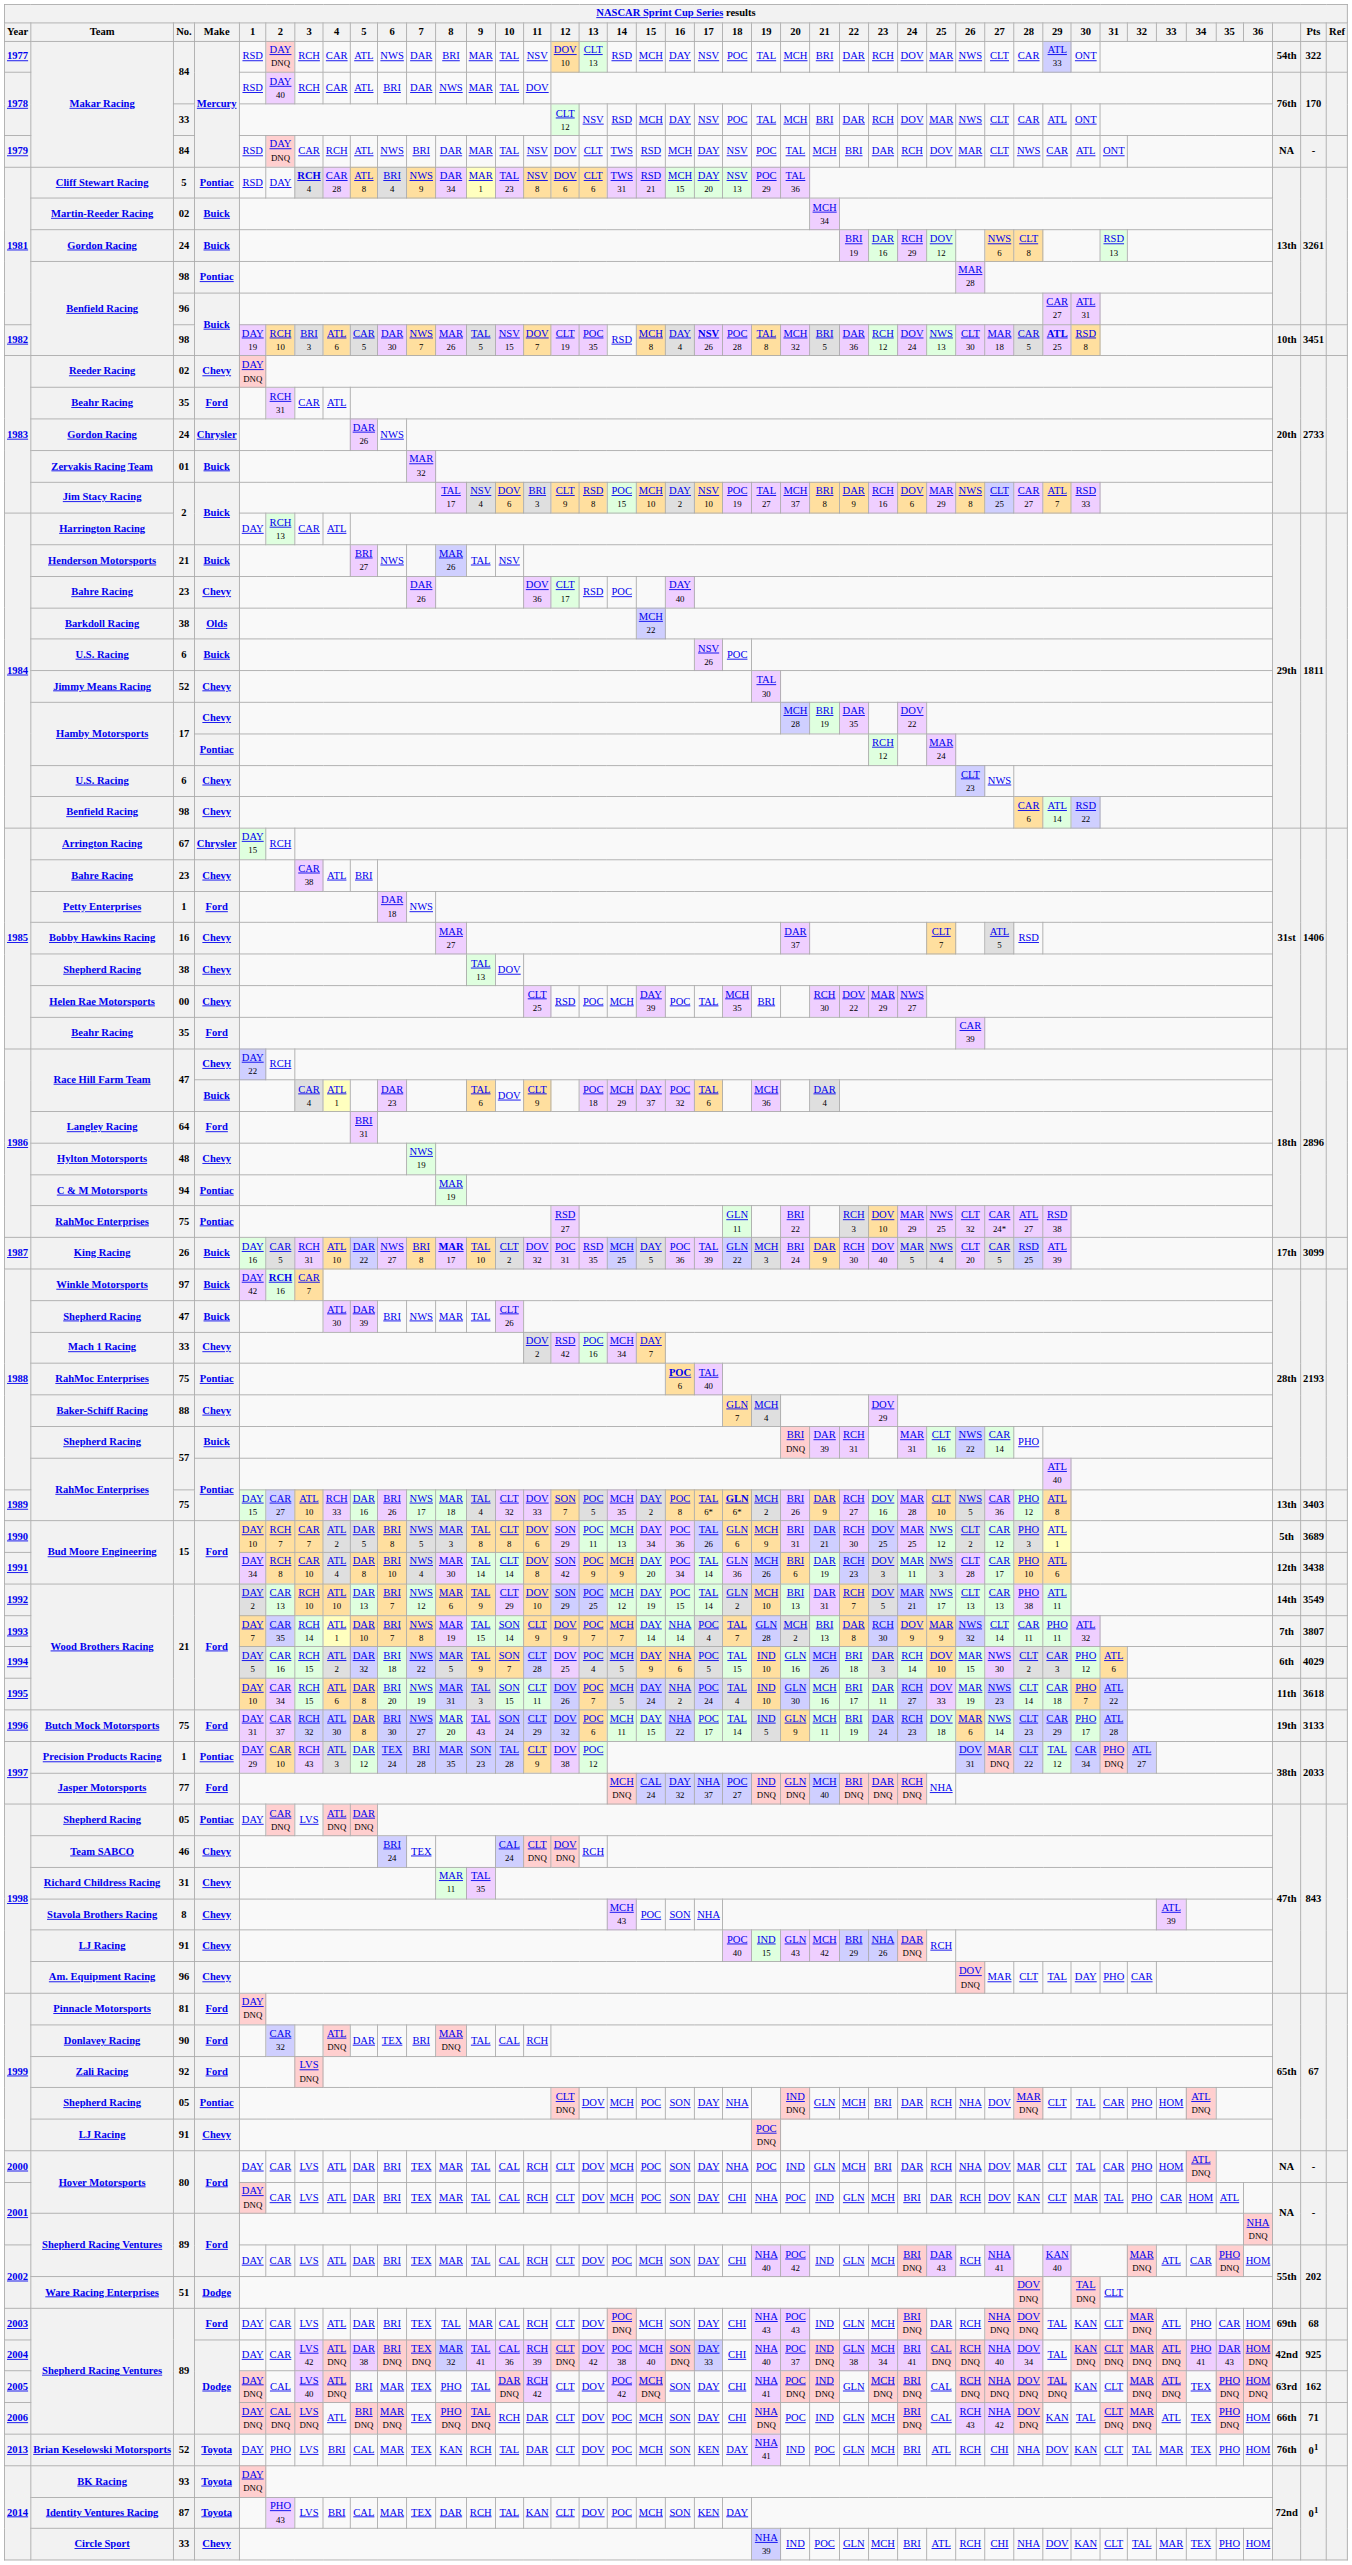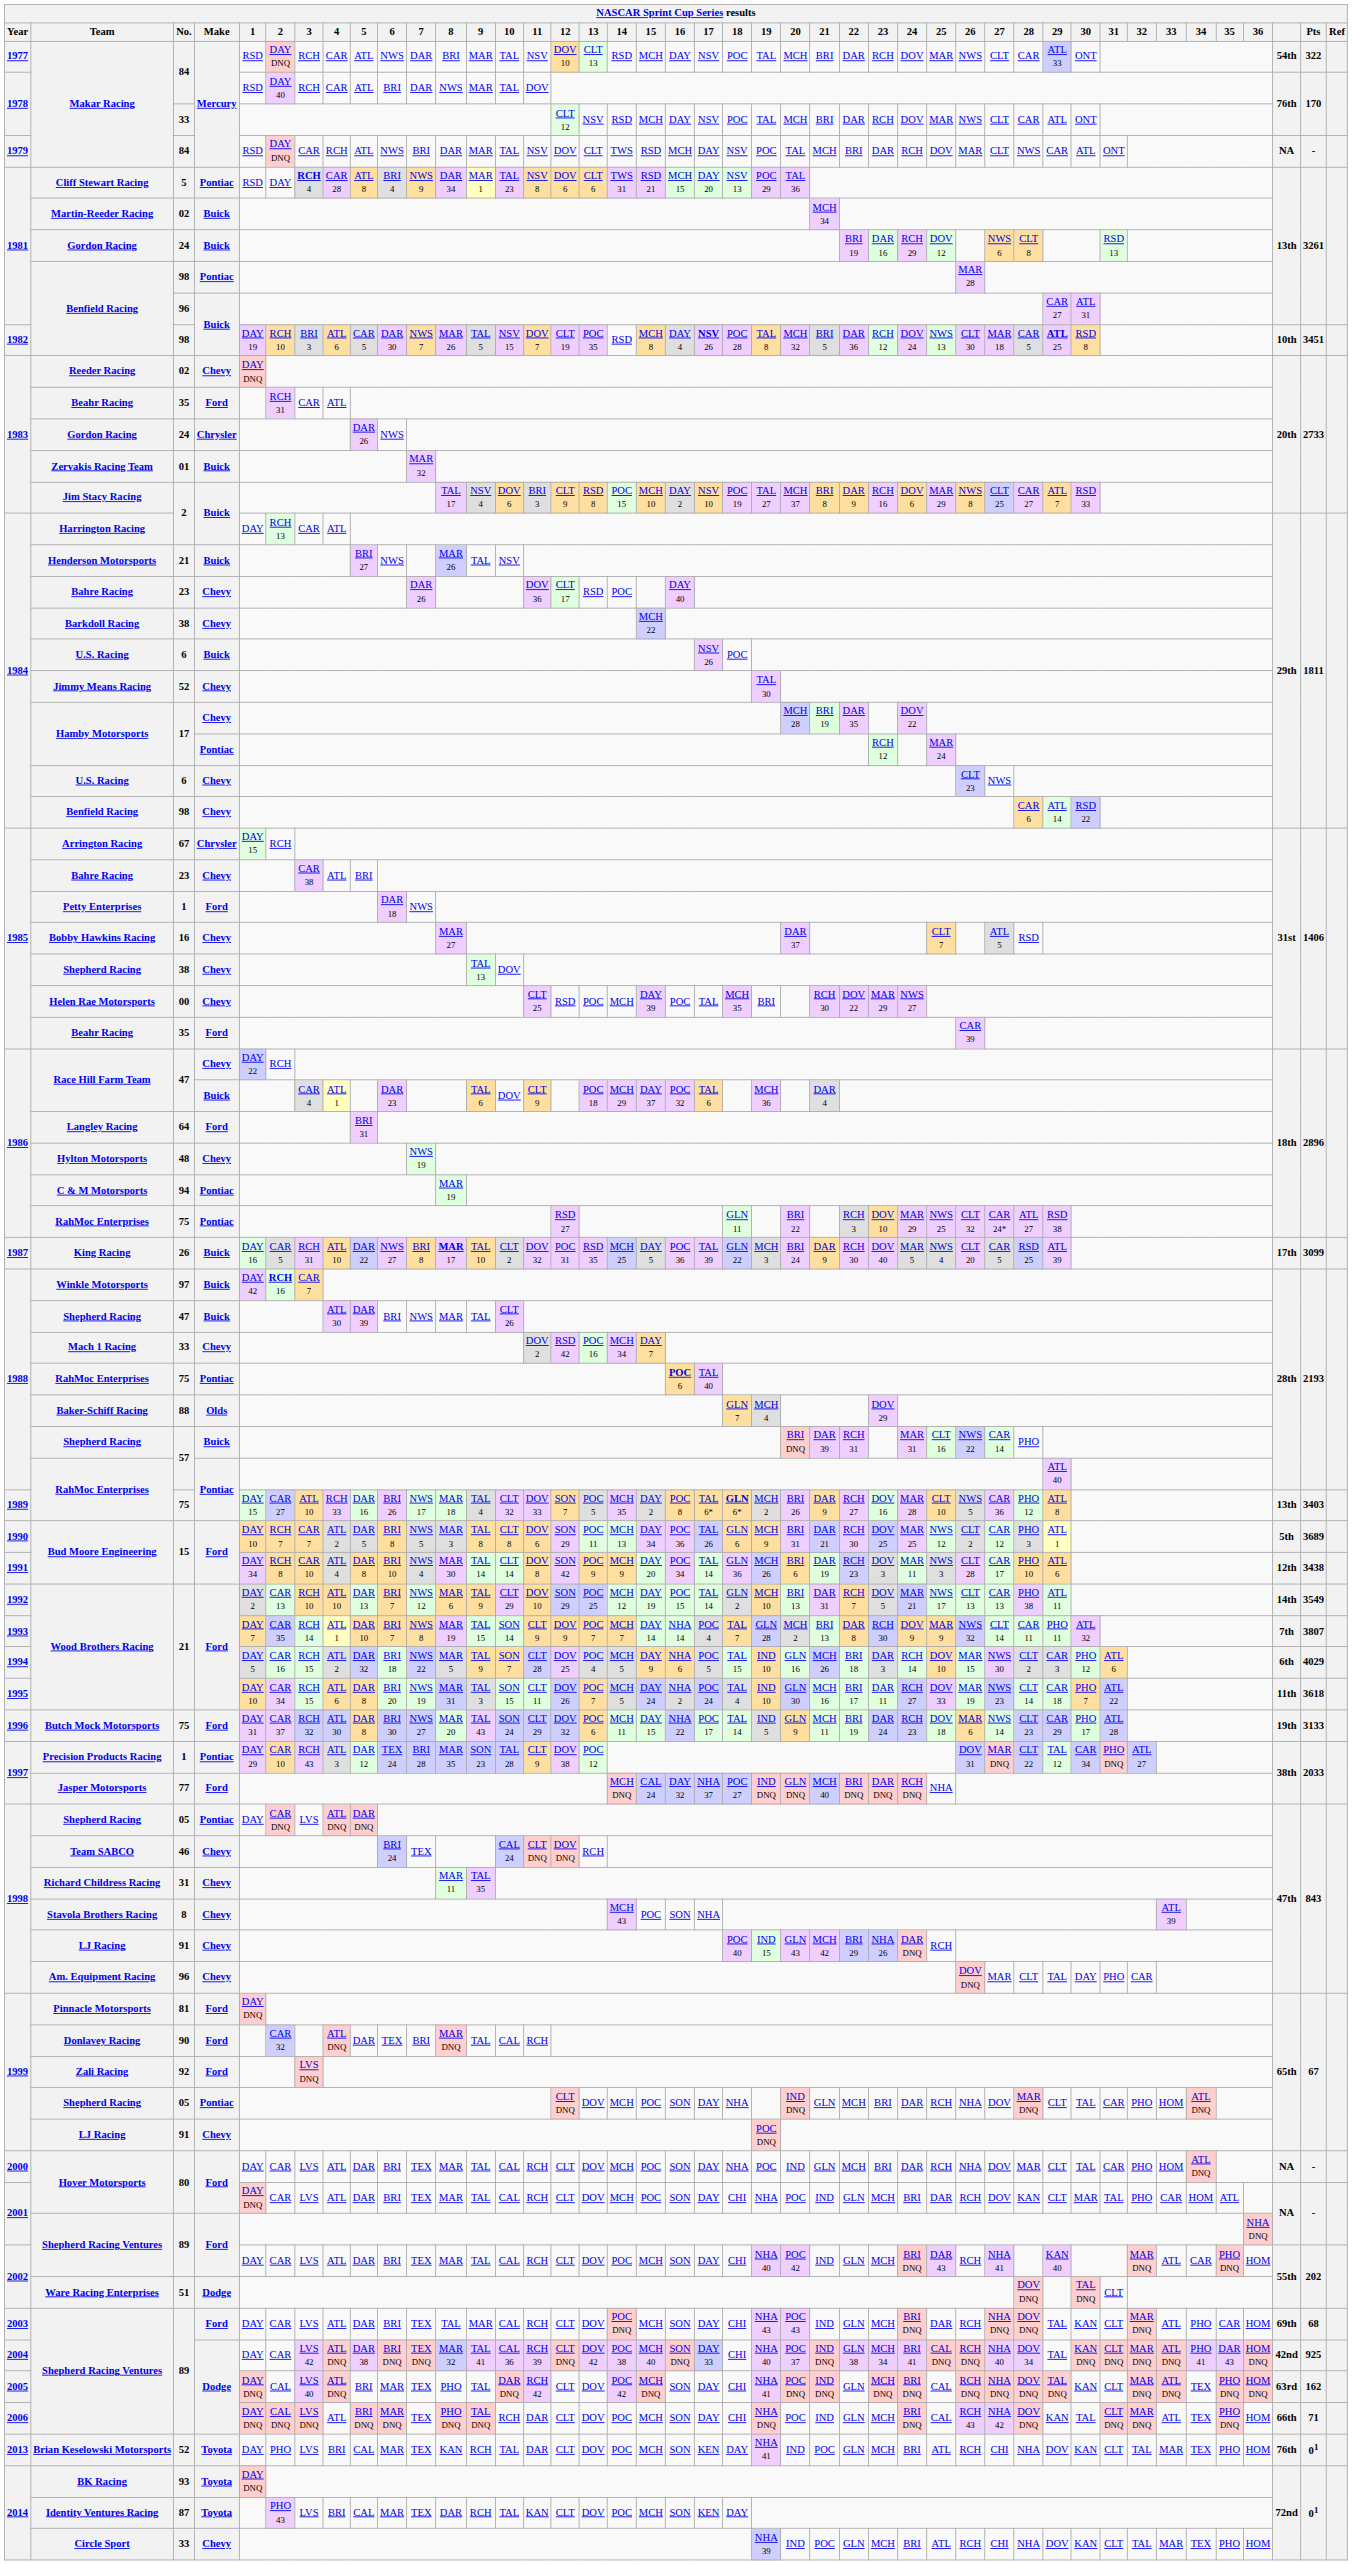(217, 623) Olds -> (217, 623) Chevy
(217, 1410) Chevy -> (217, 1410) Olds
